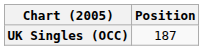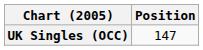(165, 35) 187 -> (165, 35) 147
